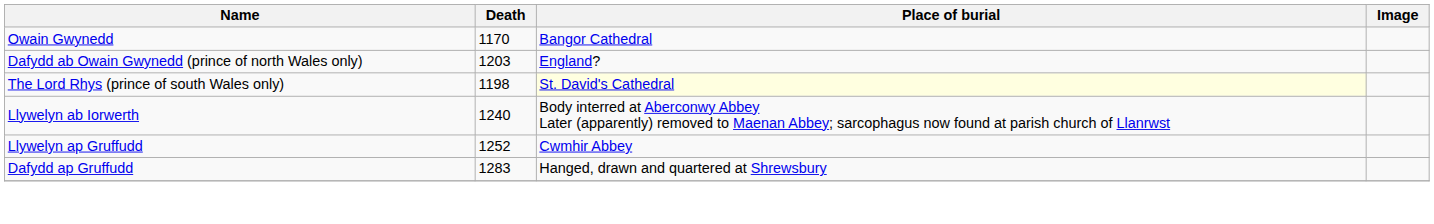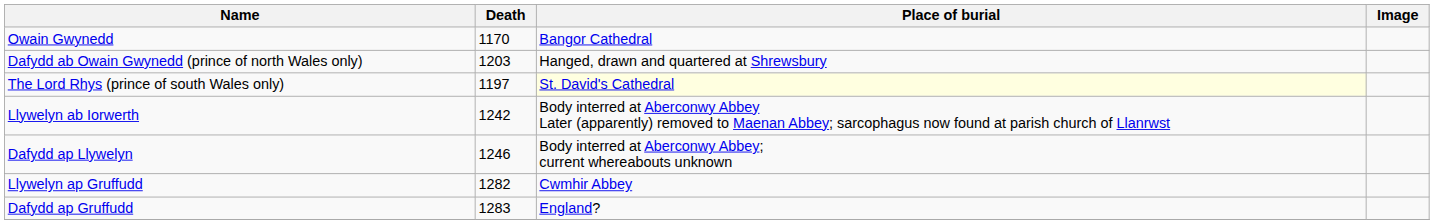(570, 61) England? -> (683, 61) Hanged, drawn and quartered at Shrewsbury
(494, 84) 1198 -> (494, 84) 1197
(495, 115) 1240 -> (495, 115) 1242
+ row: (70, 154)
(495, 146) 1252 -> (495, 185) 1282
(683, 169) Hanged, drawn and quartered at Shrewsbury -> (570, 208) England?
